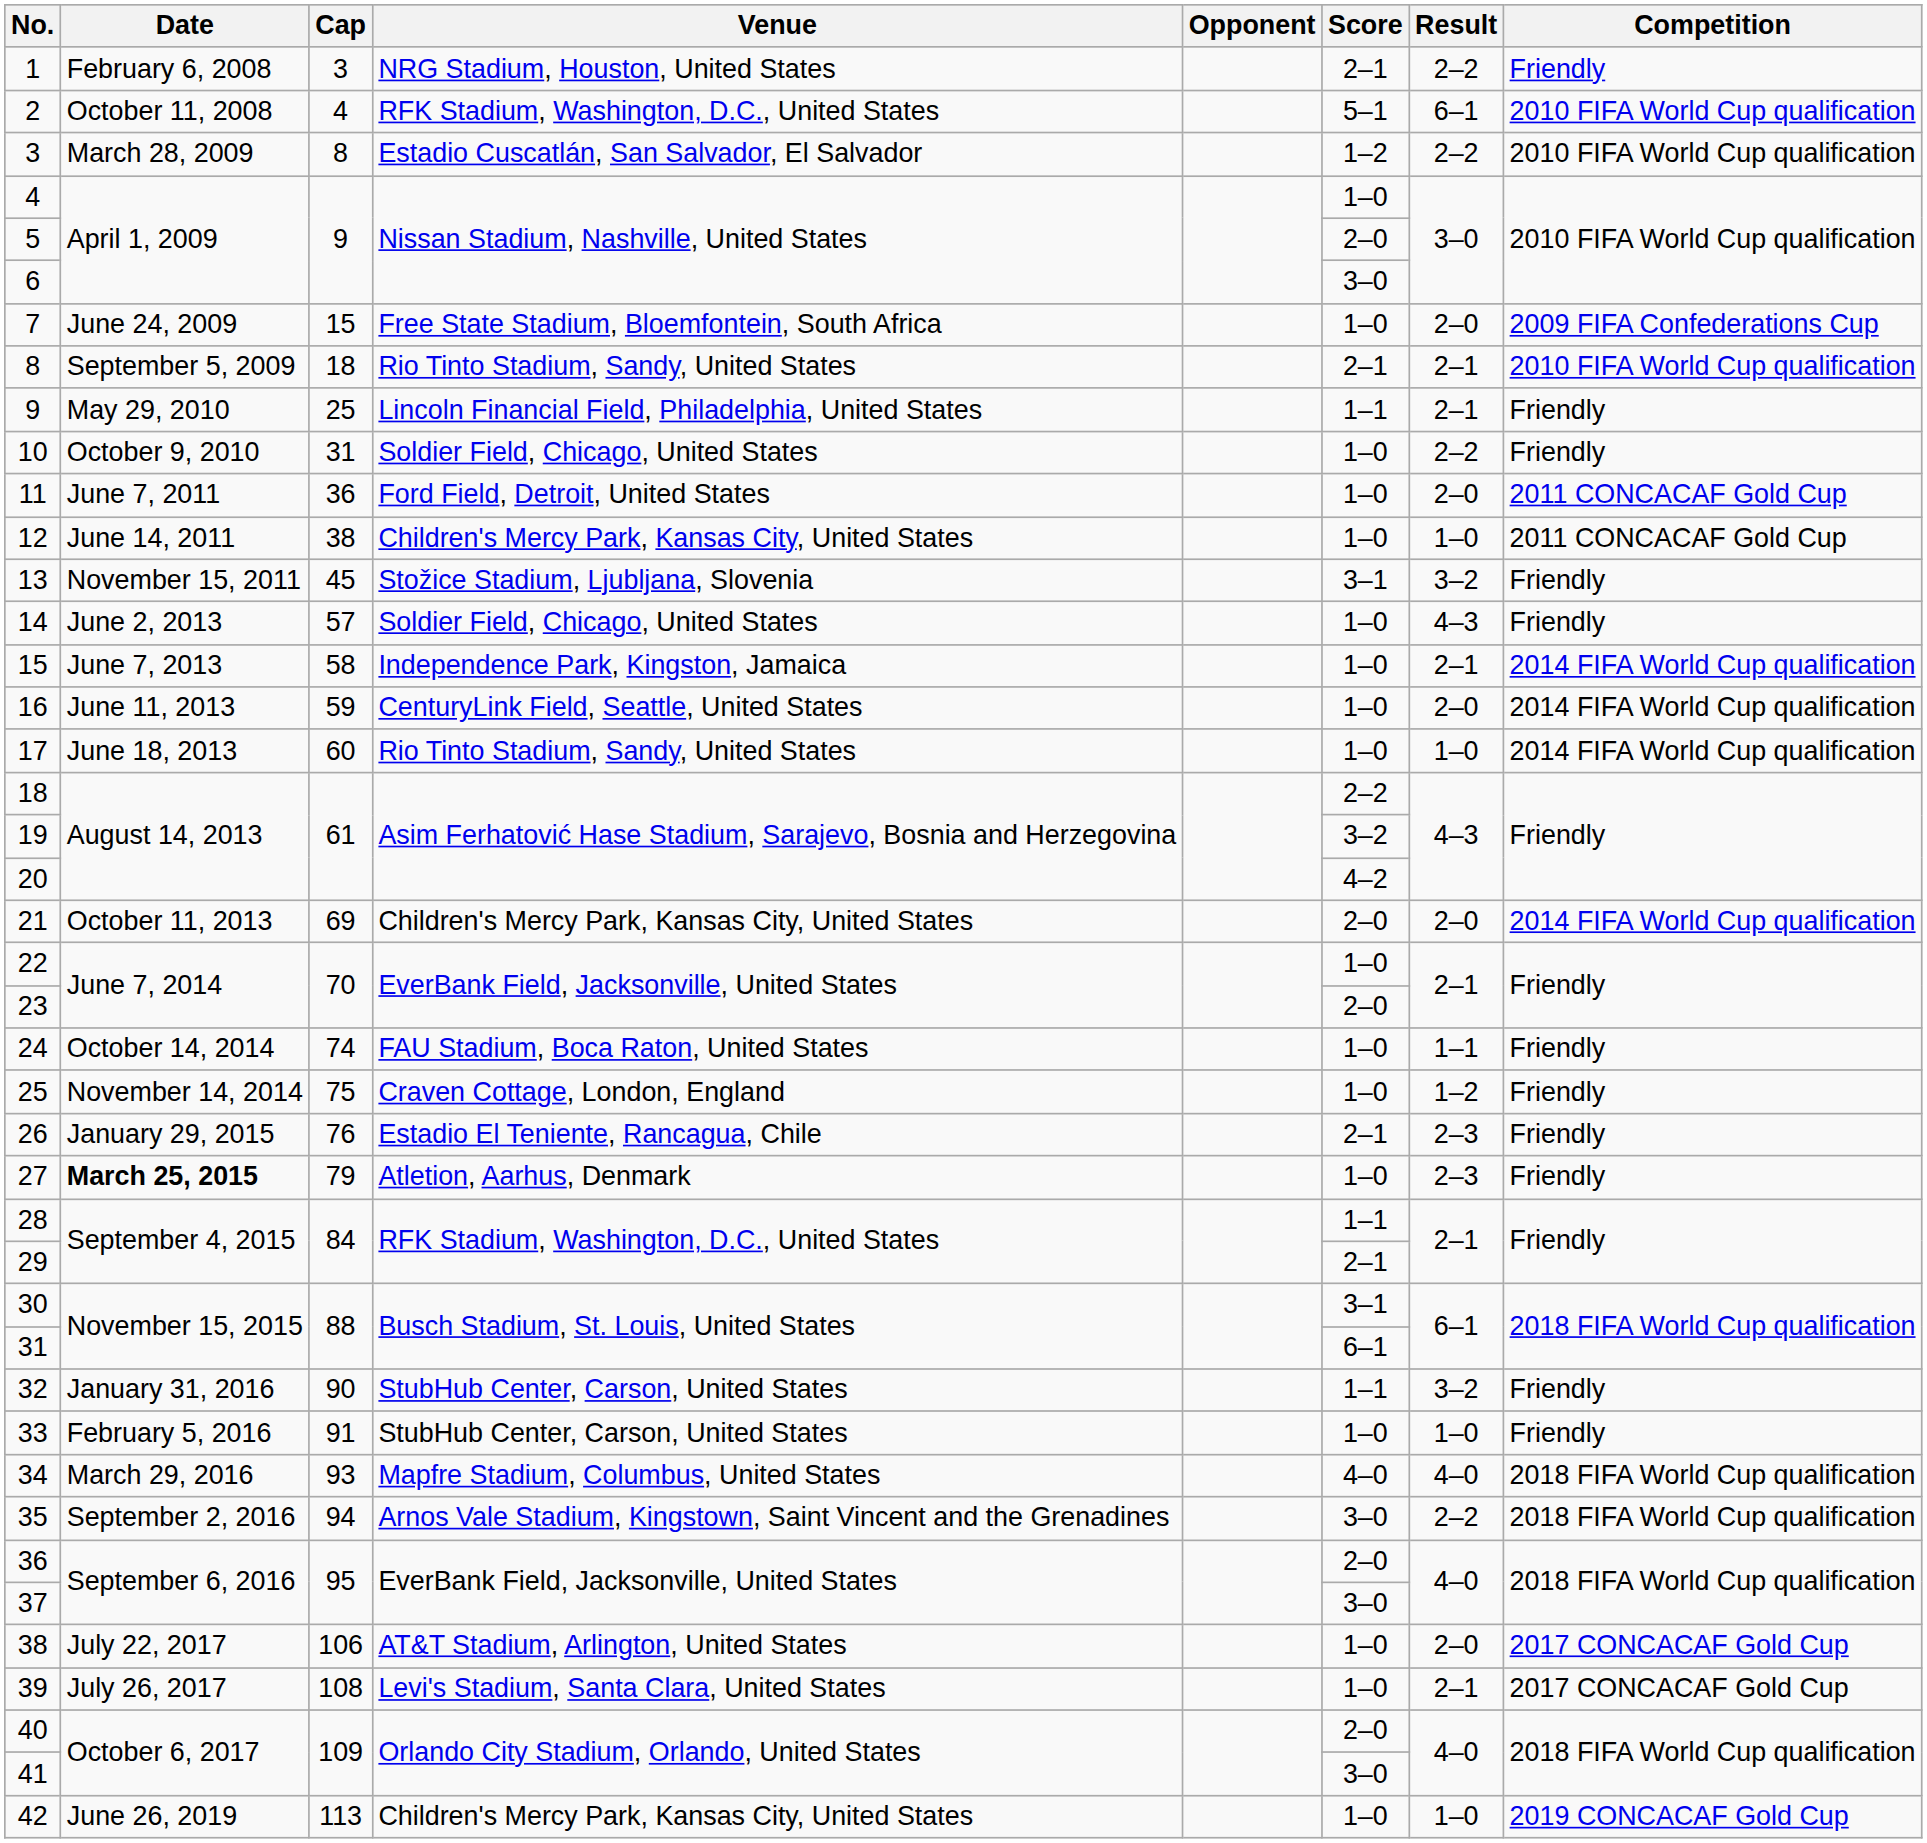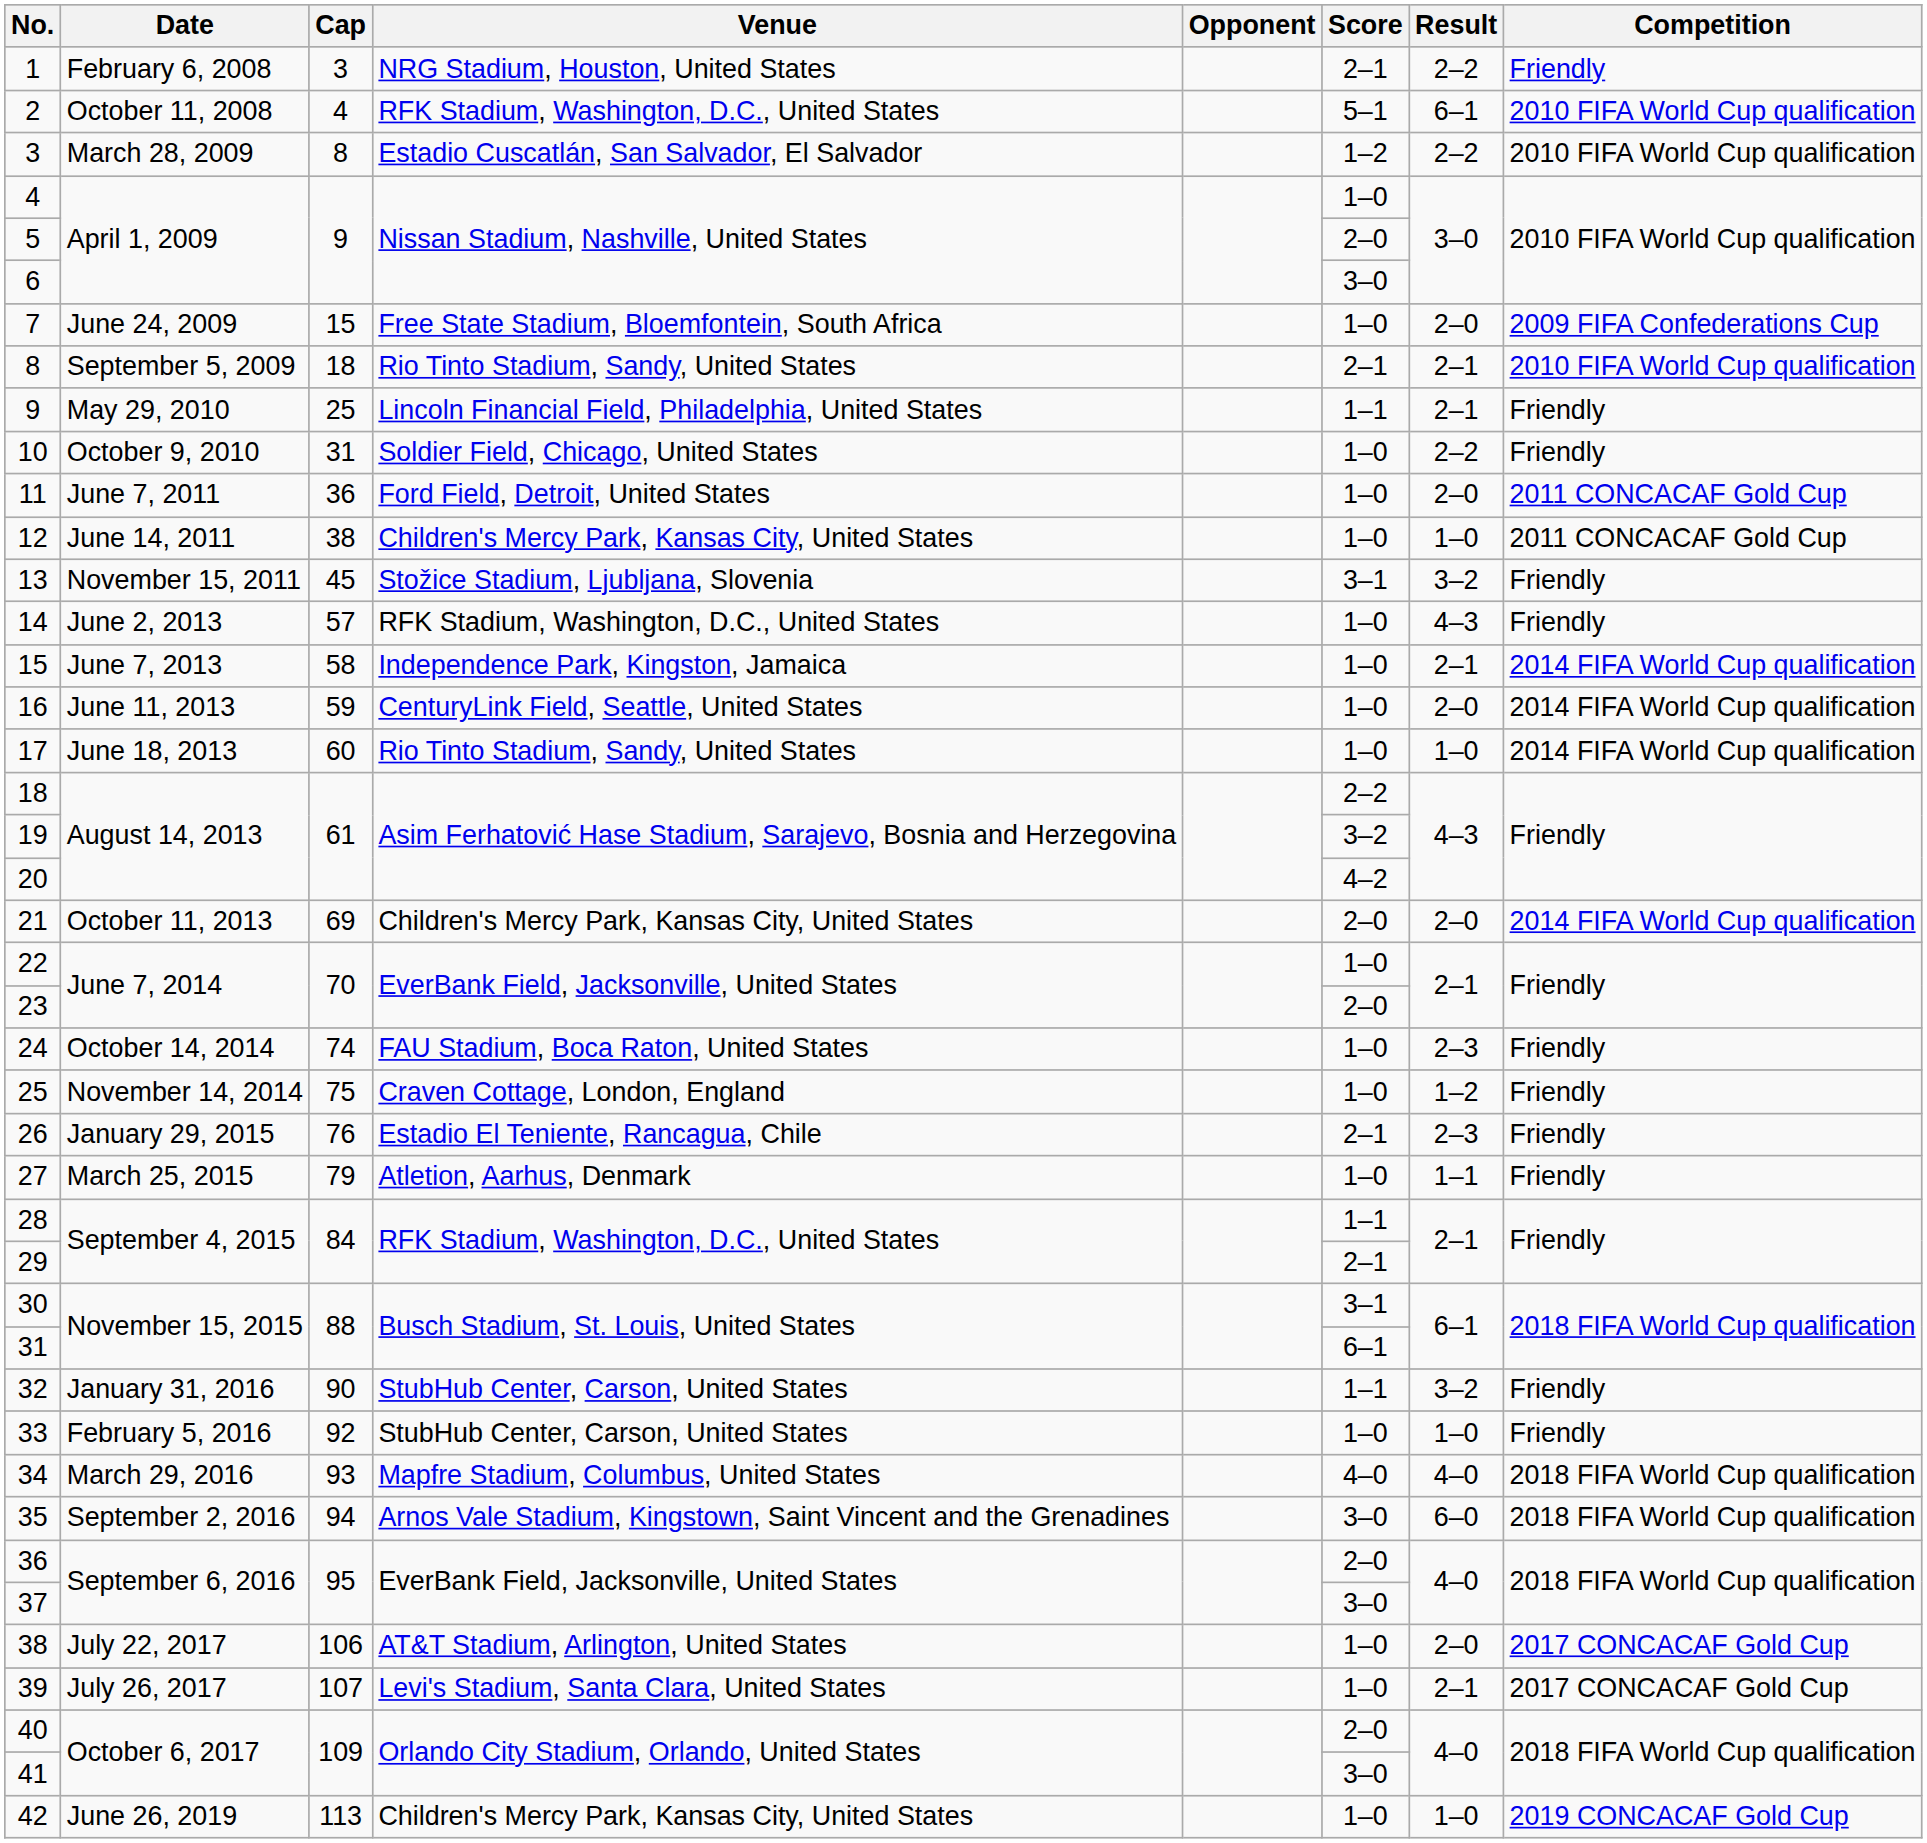(598, 622) Soldier Field, Chicago, United States -> (659, 622) RFK Stadium, Washington, D.C., United States
(1456, 1048) 1–1 -> (1456, 1048) 2–3
(162, 1176) bold -> (160, 1176) normal
(1456, 1176) 2–3 -> (1456, 1176) 1–1
(341, 1432) 91 -> (341, 1432) 92
(1456, 1517) 2–2 -> (1456, 1517) 6–0
(341, 1688) 108 -> (341, 1688) 107
